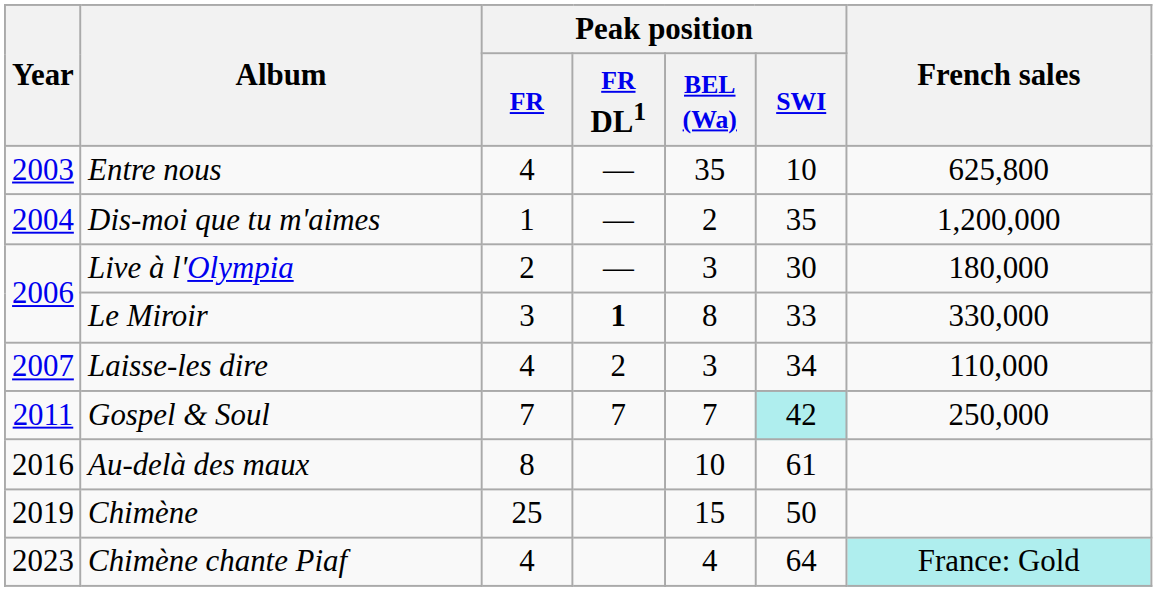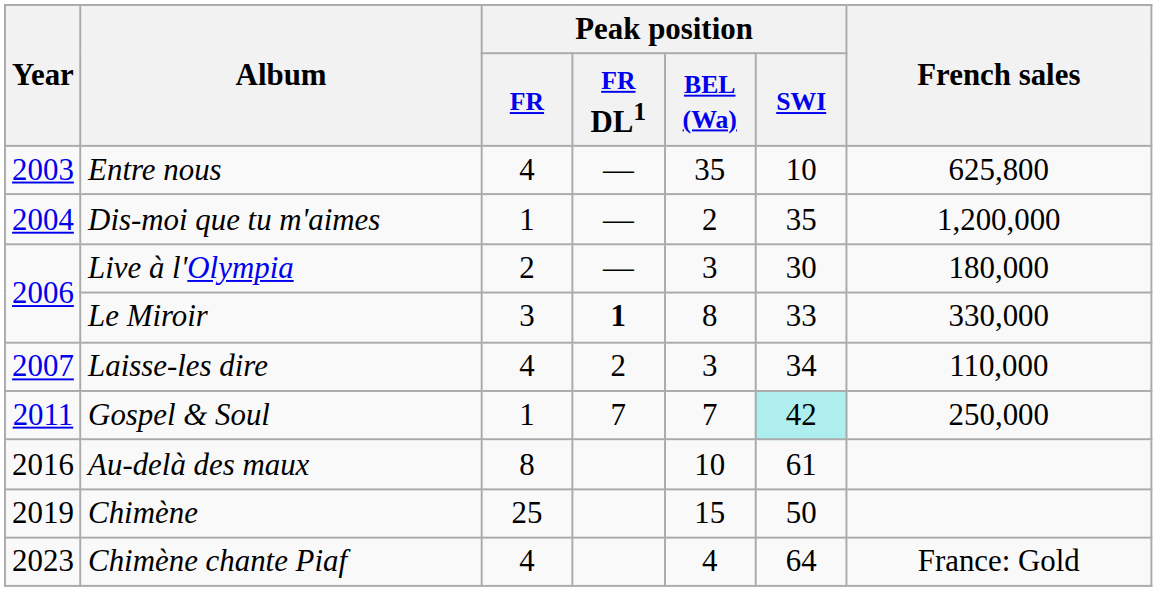(527, 414) 7 -> (527, 414) 1
(999, 561) paleturquoise background -> (999, 561) no background
